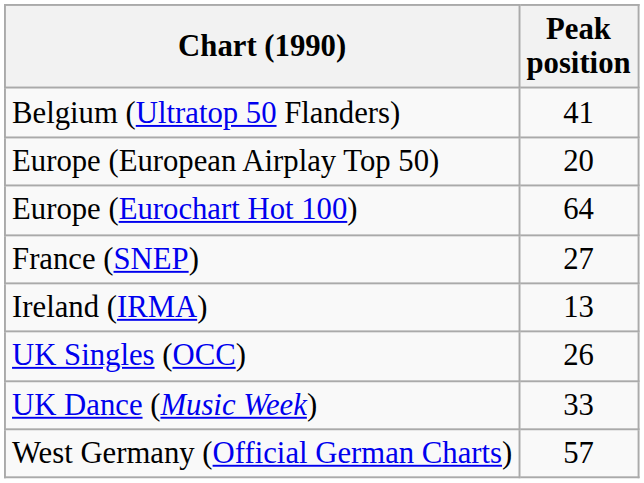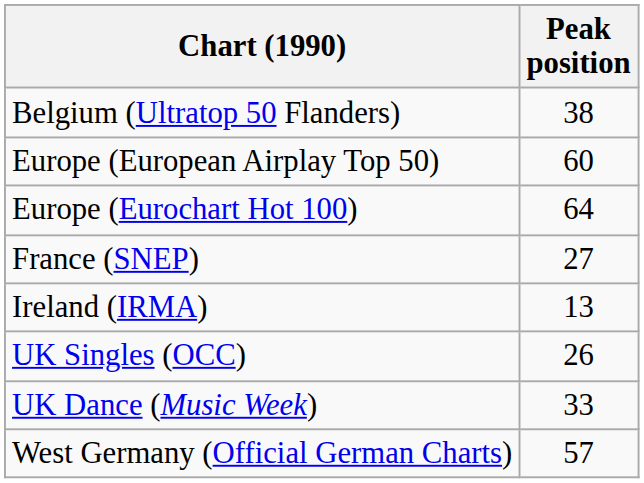(579, 112) 41 -> (579, 112) 38
(579, 160) 20 -> (579, 160) 60
